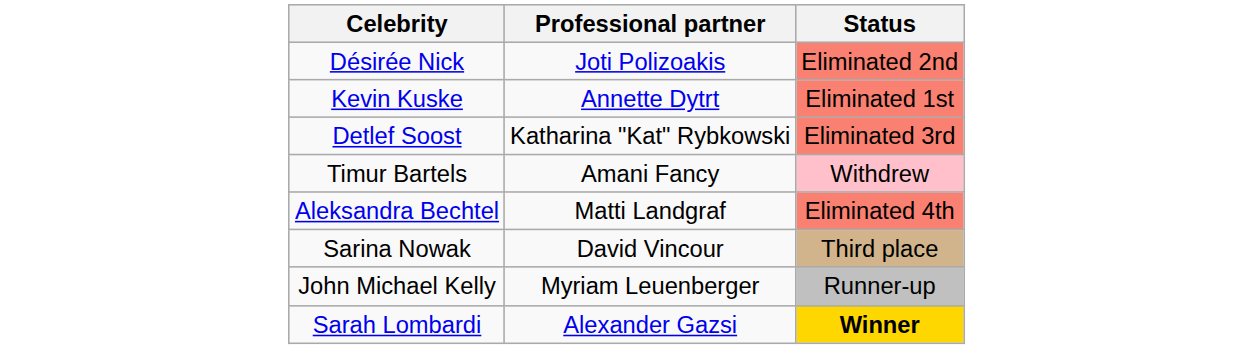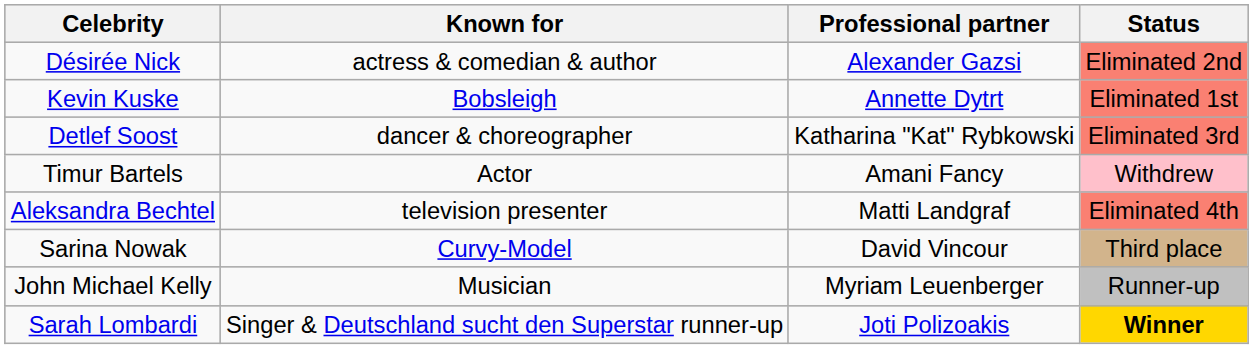+ column: (505, 24)
(650, 61) Joti Polizoakis -> (934, 61) Alexander Gazsi
(650, 324) Alexander Gazsi -> (934, 324) Joti Polizoakis
